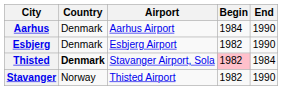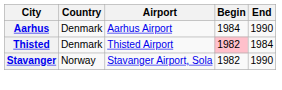- row: (31, 45)
(83, 61) bold -> (82, 45) normal
(162, 61) Stavanger Airport, Sola -> (140, 45) Thisted Airport
(142, 77) Thisted Airport -> (160, 61) Stavanger Airport, Sola
